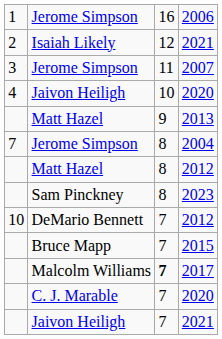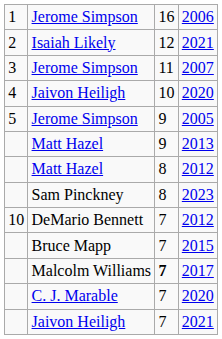+ row: (85, 118)
- row: (85, 144)
